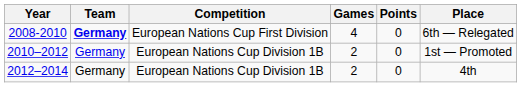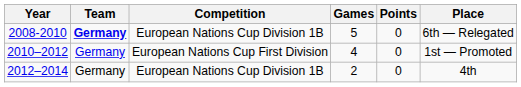(230, 33) European Nations Cup First Division -> (230, 33) European Nations Cup Division 1B
(354, 33) 4 -> (354, 33) 5
(230, 52) European Nations Cup Division 1B -> (230, 52) European Nations Cup First Division
(354, 52) 2 -> (354, 52) 4
